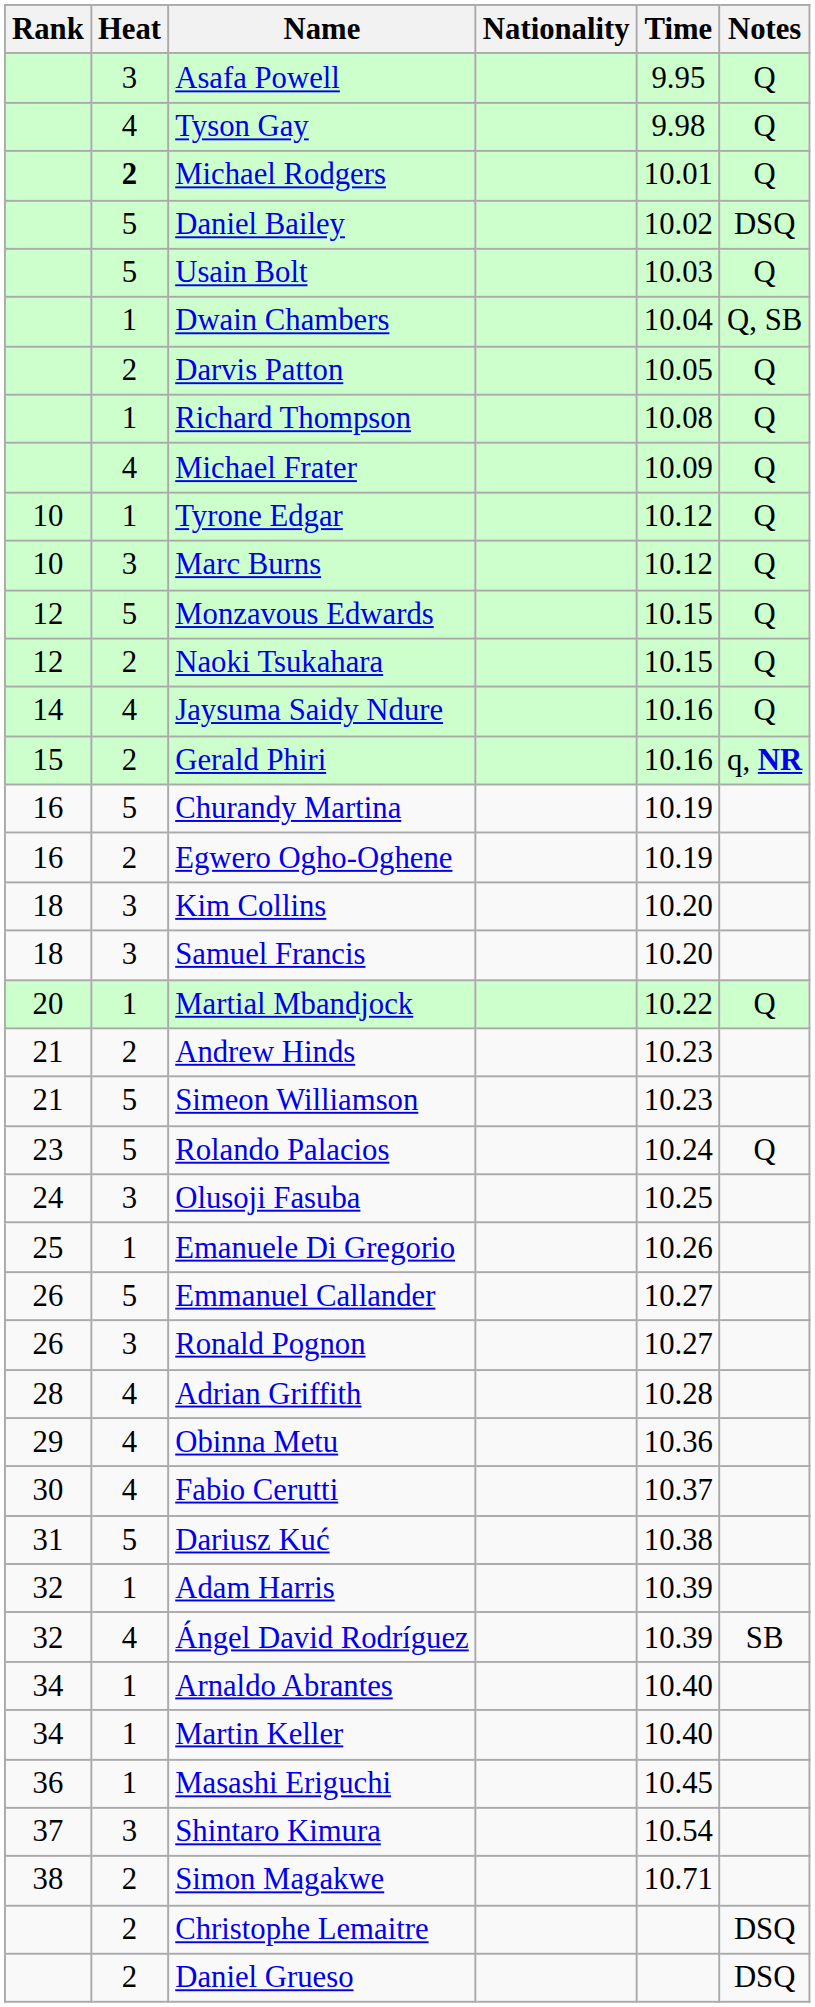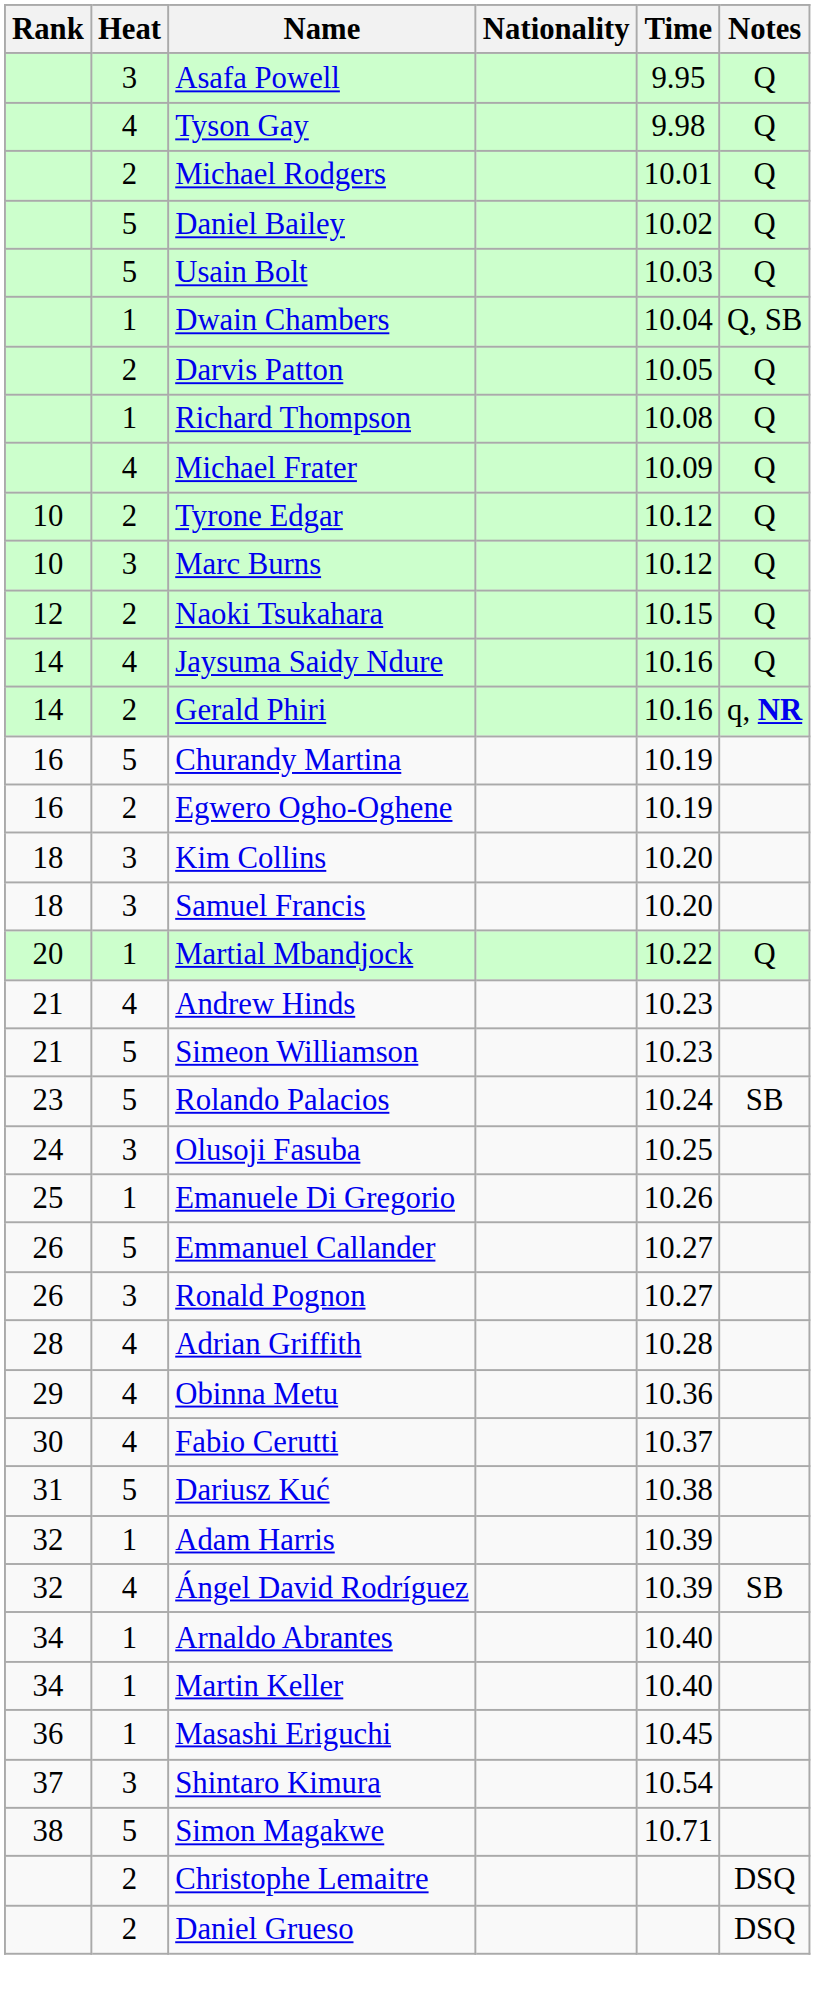(129, 175) bold -> (129, 175) normal
(765, 223) DSQ -> (765, 223) Q
(129, 516) 1 -> (129, 516) 2
- row: (304, 613)
(48, 759) 15 -> (48, 710) 14
(129, 1051) 2 -> (129, 1003) 4
(765, 1149) Q -> (765, 1100) SB
(129, 1880) 2 -> (129, 1831) 5
